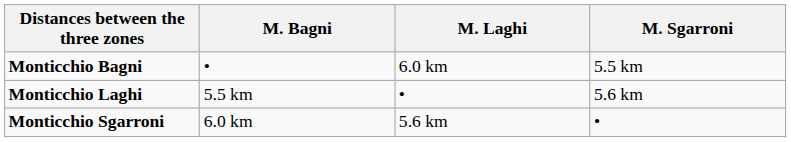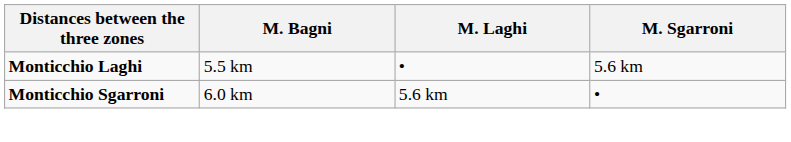- row: (75, 66)
